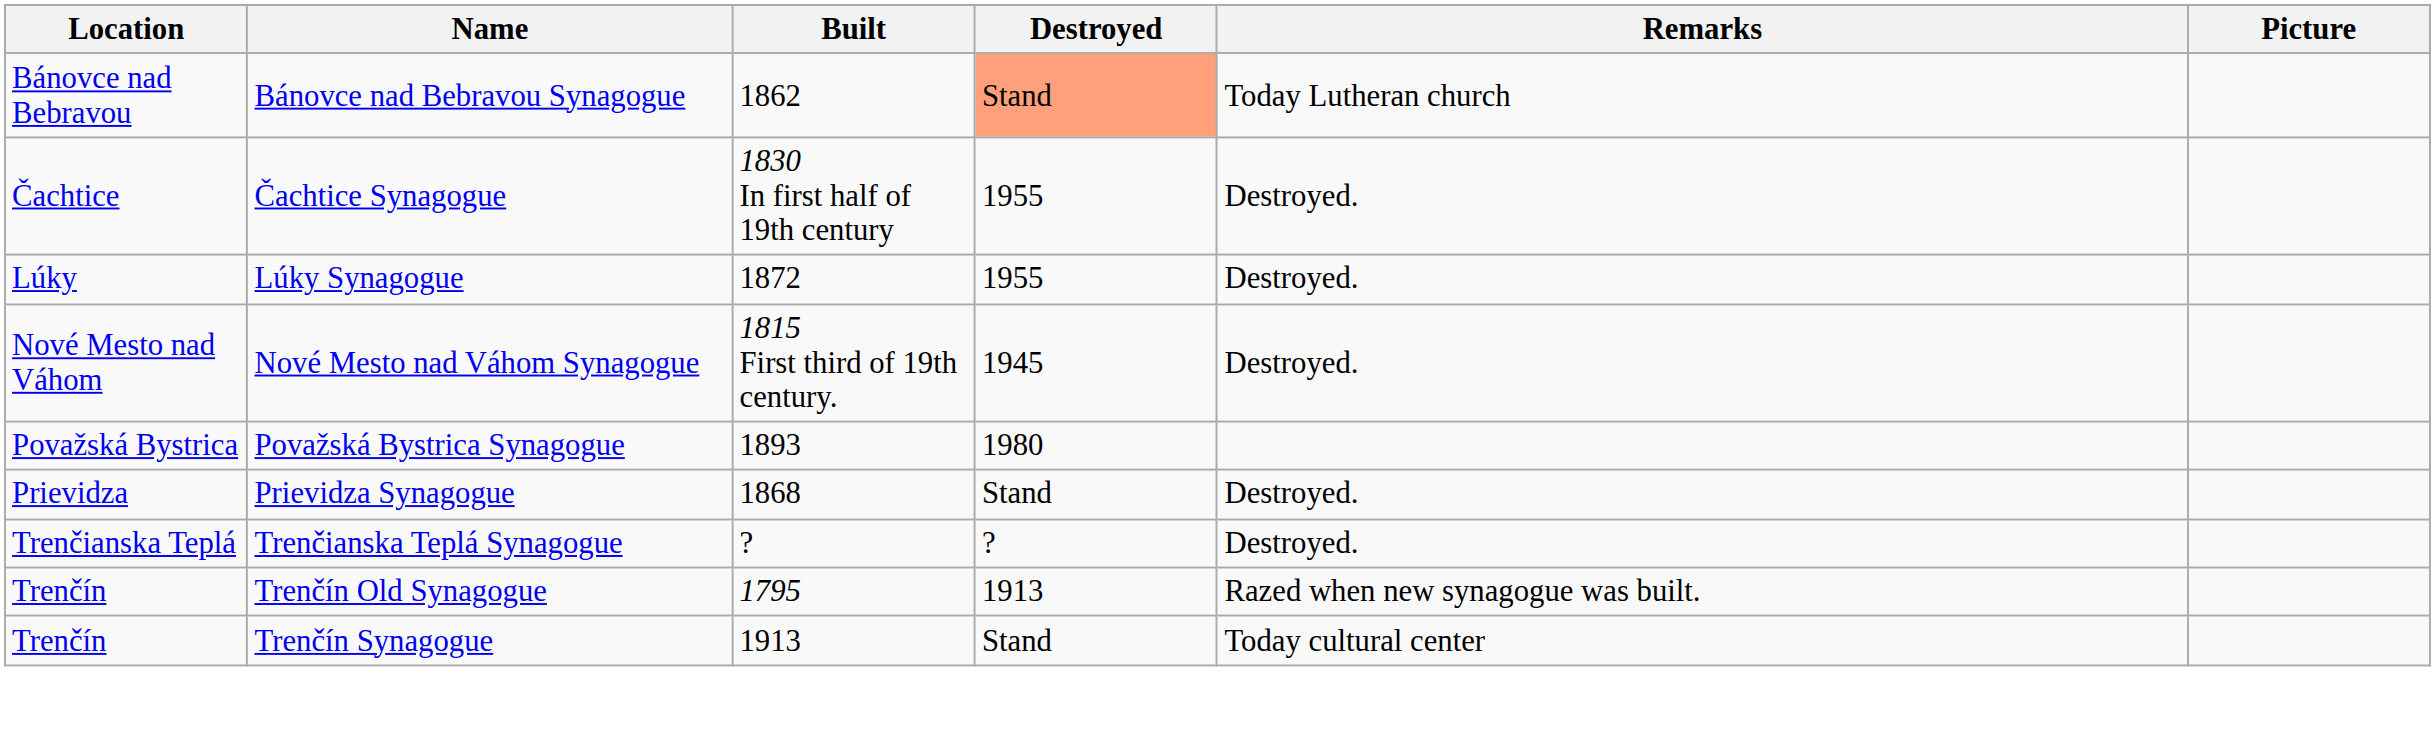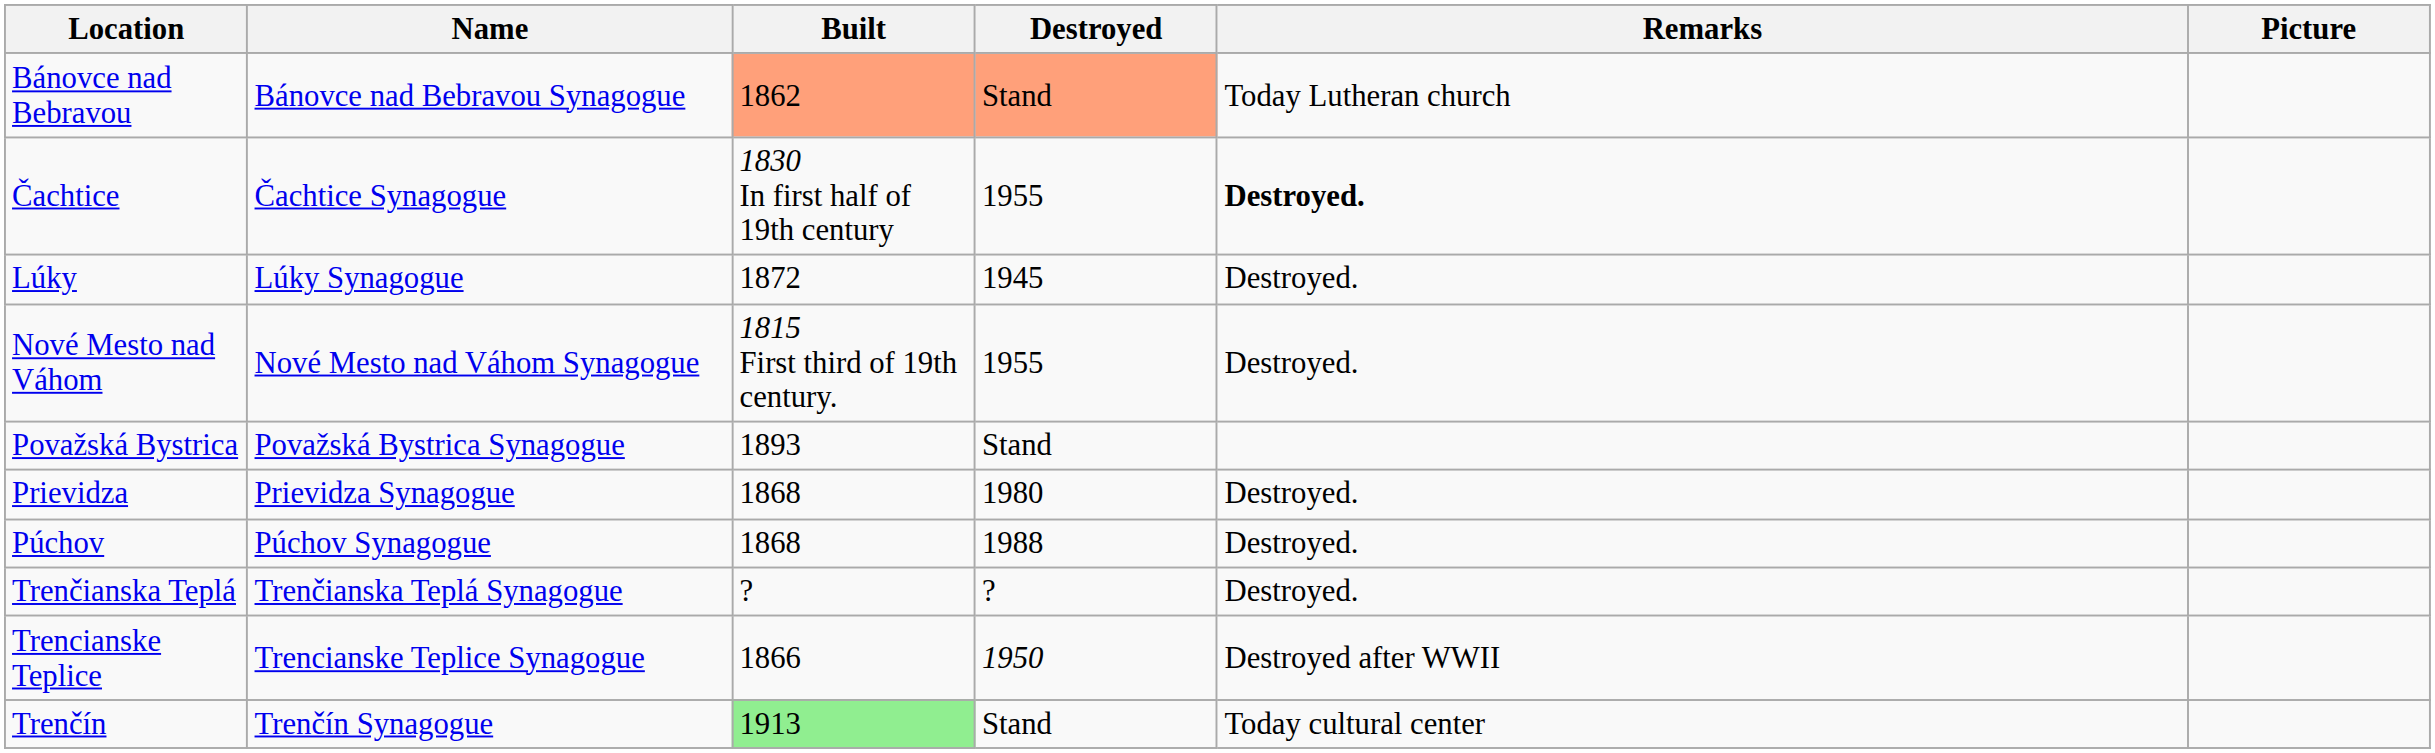(770, 94) no background -> (770, 94) lightsalmon background
(1291, 195) normal -> (1295, 195) bold
(1013, 278) 1955 -> (1013, 278) 1945
(1013, 361) 1945 -> (1013, 361) 1955
(1013, 445) 1980 -> (1017, 445) Stand
(1017, 493) Stand -> (1013, 493) 1980
+ row: (373, 542)
+ row: (450, 657)
- row: (401, 591)
(770, 640) no background -> (770, 723) lightgreen background
